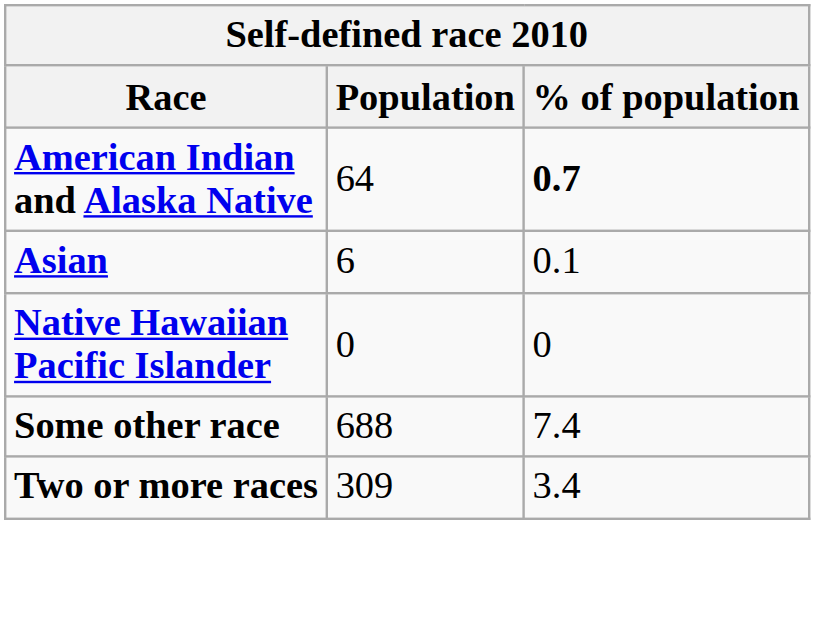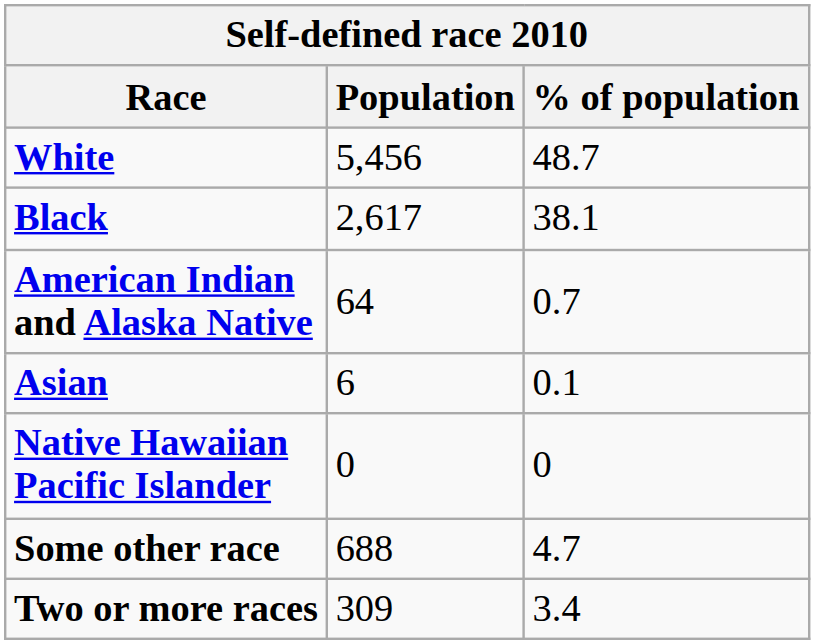+ row: (64, 156)
+ row: (61, 217)
(557, 178) bold -> (557, 300) normal
(557, 425) 7.4 -> (557, 547) 4.7
